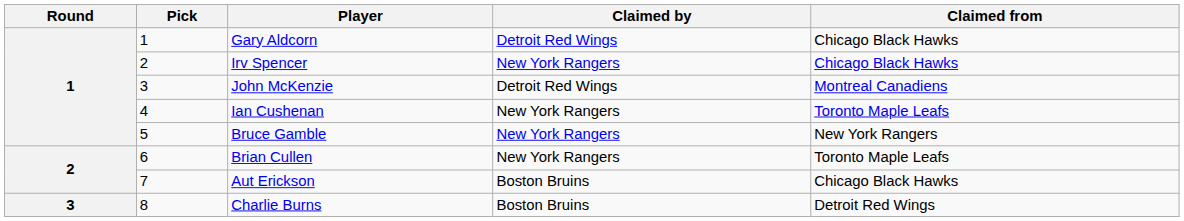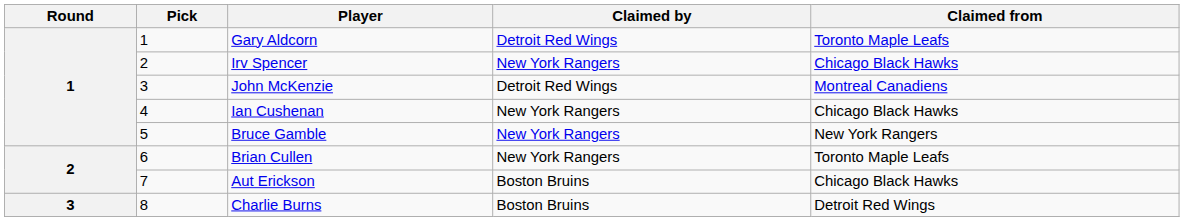(886, 39) Chicago Black Hawks -> (882, 39) Toronto Maple Leafs
(882, 110) Toronto Maple Leafs -> (886, 110) Chicago Black Hawks
